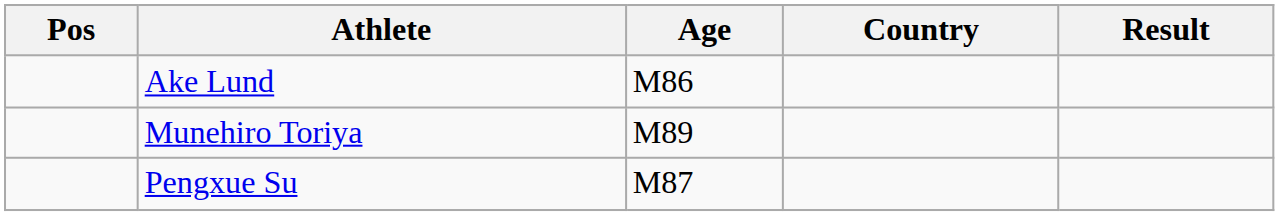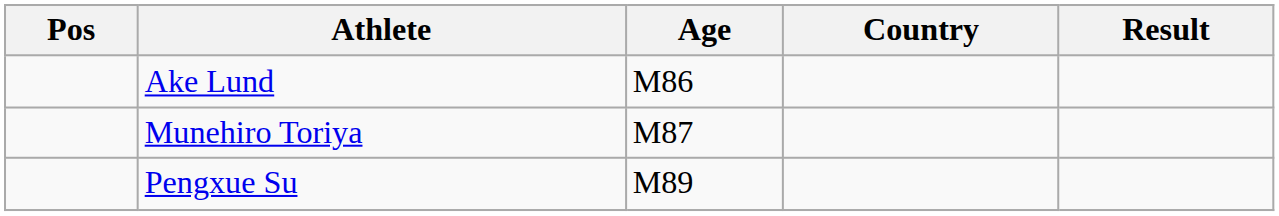(663, 132) M89 -> (663, 132) M87
(663, 183) M87 -> (663, 183) M89
